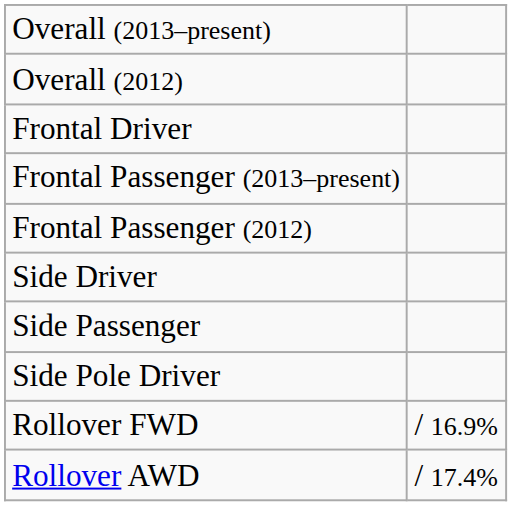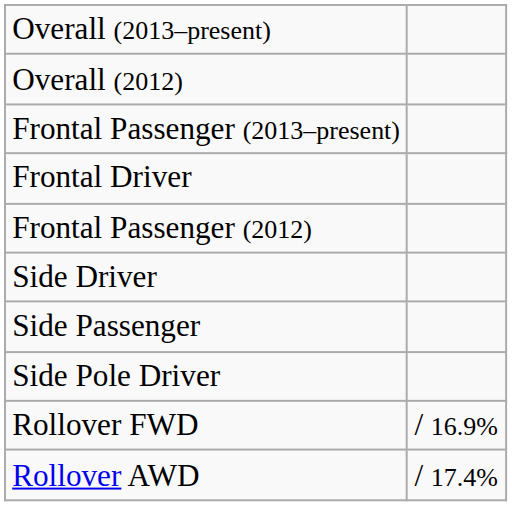rows swapped: (102, 128) <-> (206, 177)
